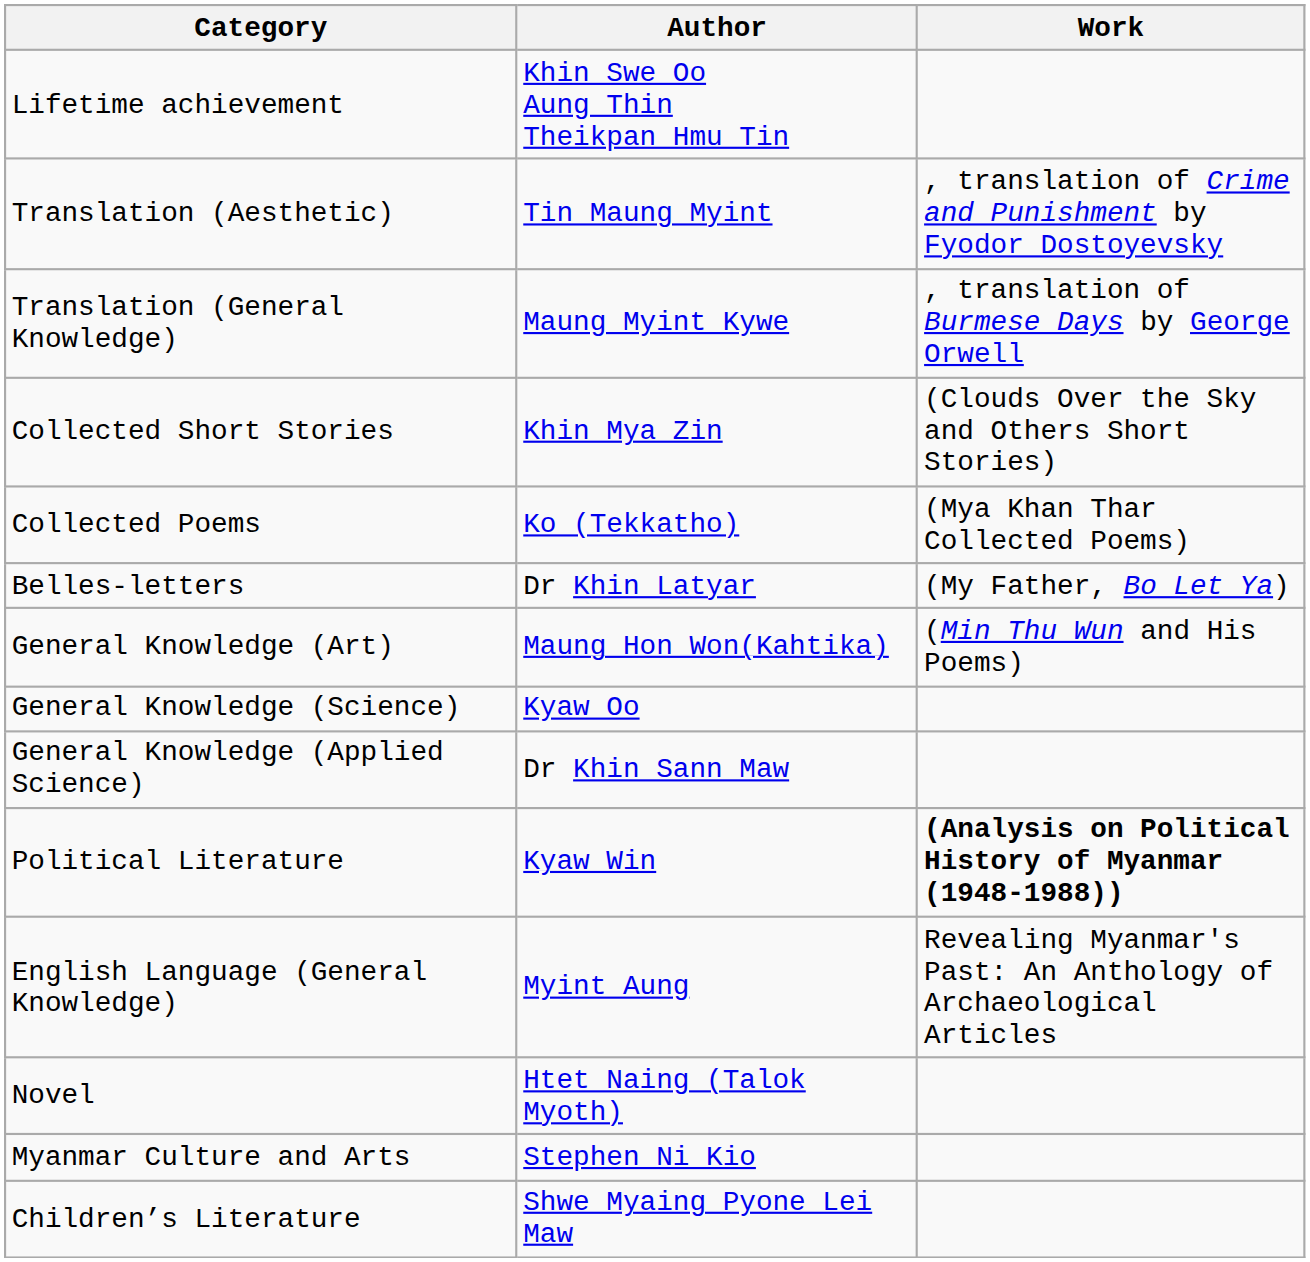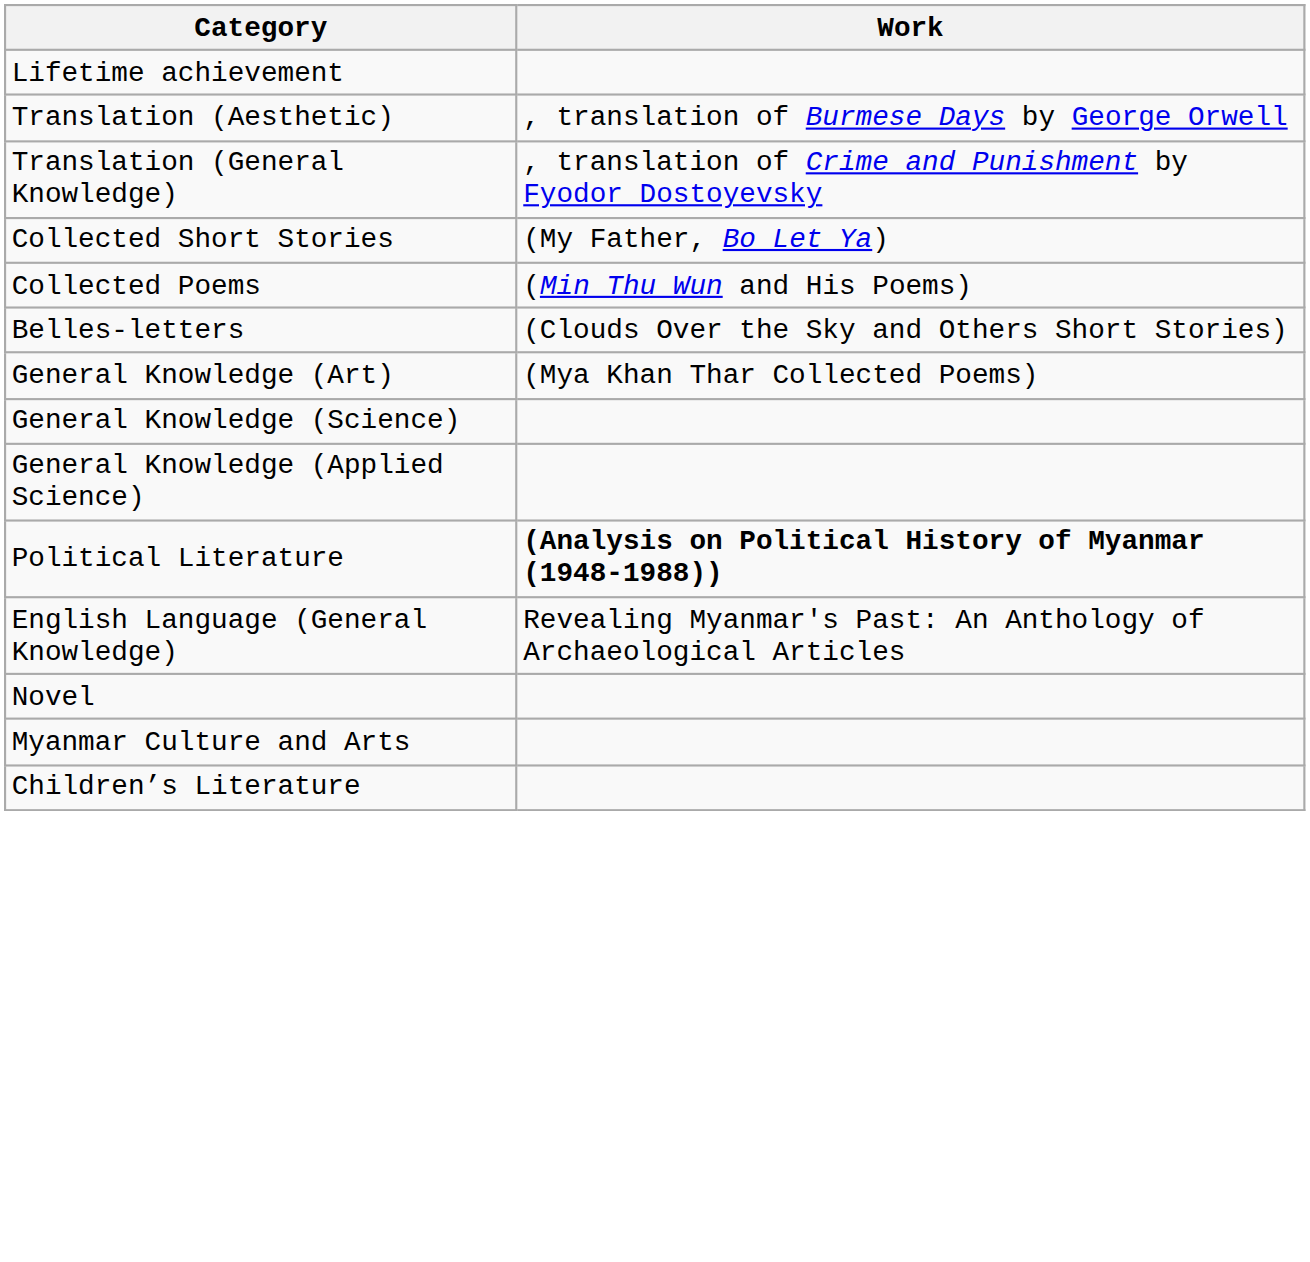- column: (717, 28)
(1107, 214) , translation of Crime and Punishment by Fyodor Dostoyevsky -> (905, 118) , translation of Burmese Days by George Orwell
(1107, 323) , translation of Burmese Days by George Orwell -> (856, 179) , translation of Crime and Punishment by Fyodor Dostoyevsky
(1090, 432) (Clouds Over the Sky and Others Short Stories) -> (706, 240) (My Father, Bo Let Ya)
(1057, 525) (Mya Khan Thar Collected Poems) -> (748, 285) (Min Thu Wun and His Poems)
(1107, 586) (My Father, Bo Let Ya) -> (905, 330) (Clouds Over the Sky and Others Short Stories)
(1090, 647) (Min Thu Wun and His Poems) -> (781, 375) (Mya Khan Thar Collected Poems)
